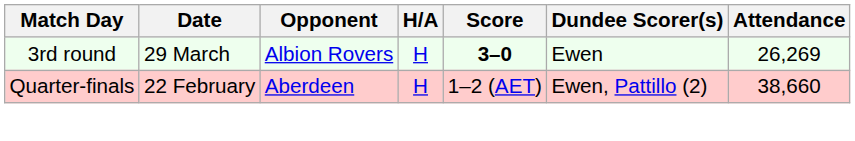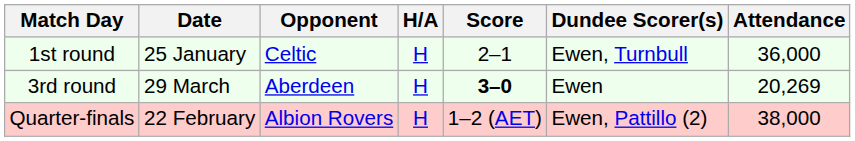+ row: (72, 53)
(329, 53) Albion Rovers -> (309, 86) Aberdeen
(789, 53) 26,269 -> (789, 86) 20,269
(309, 86) Aberdeen -> (329, 119) Albion Rovers
(789, 86) 38,660 -> (789, 119) 38,000
